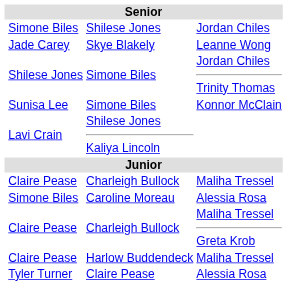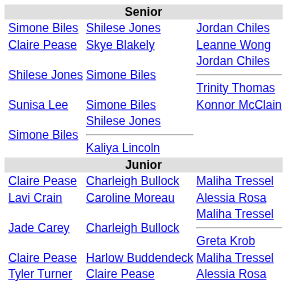(39, 45) Jade Carey -> (43, 45) Claire Pease
(35, 135) Lavi Crain -> (43, 135) Simone Biles
(43, 198) Simone Biles -> (35, 198) Lavi Crain
(43, 228) Claire Pease -> (39, 228) Jade Carey
